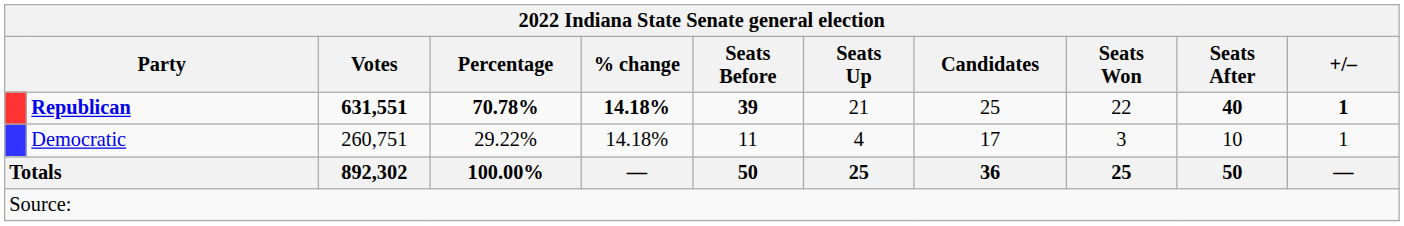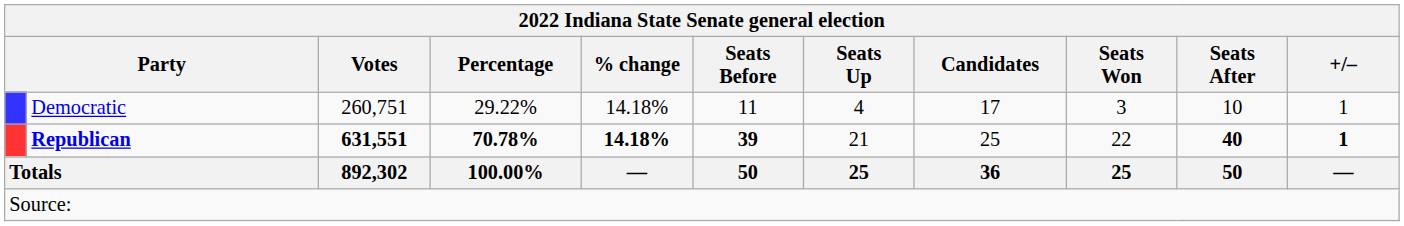rows swapped: (81, 107) <-> (79, 140)
